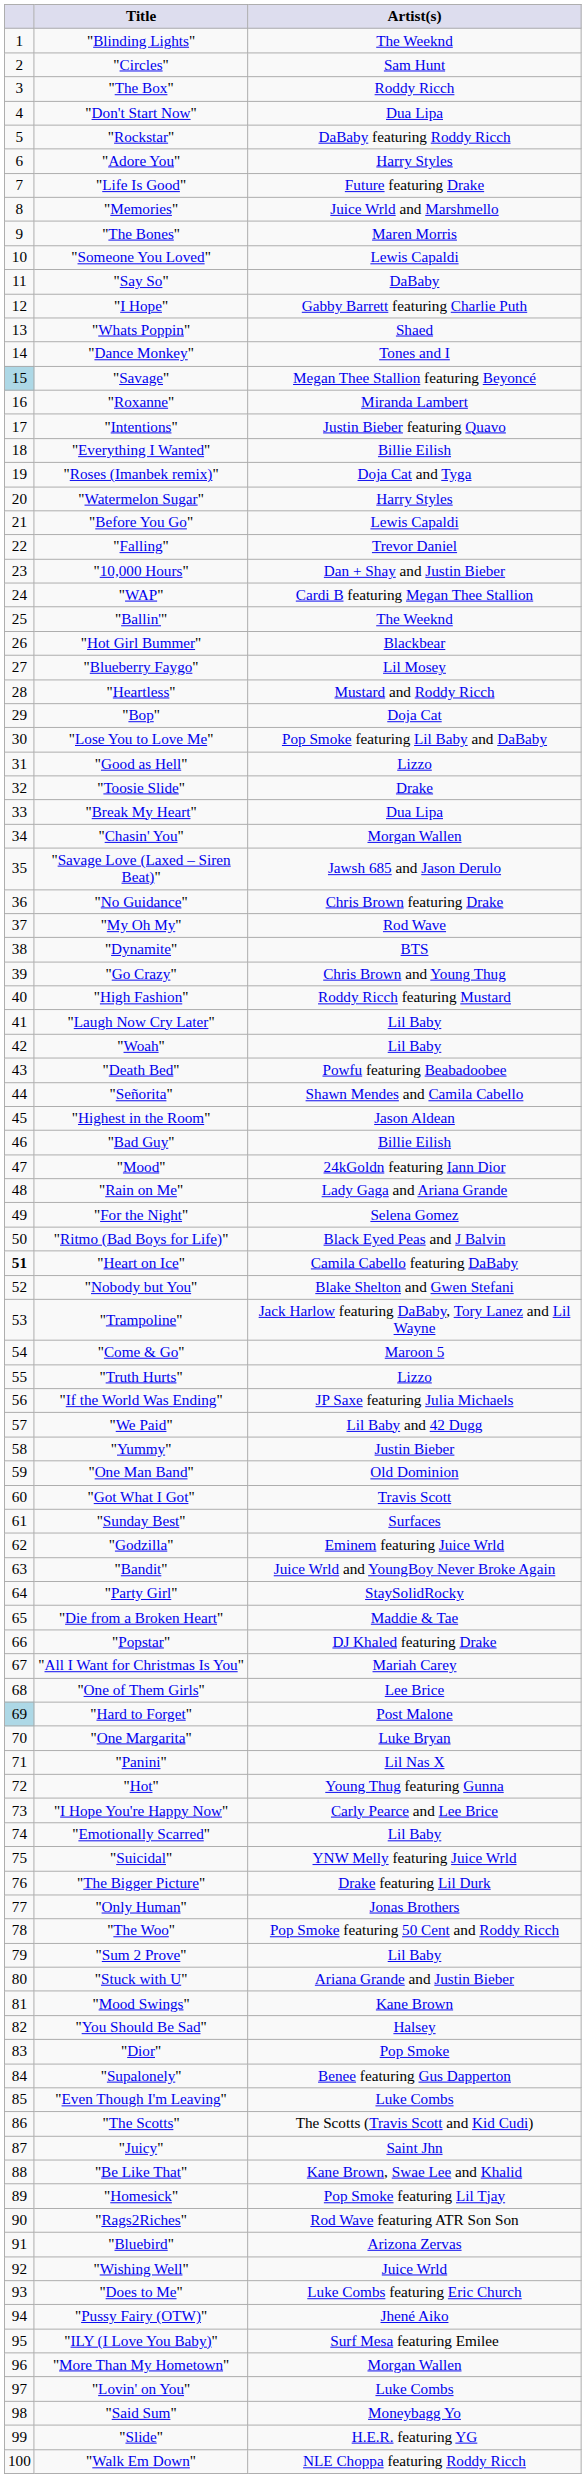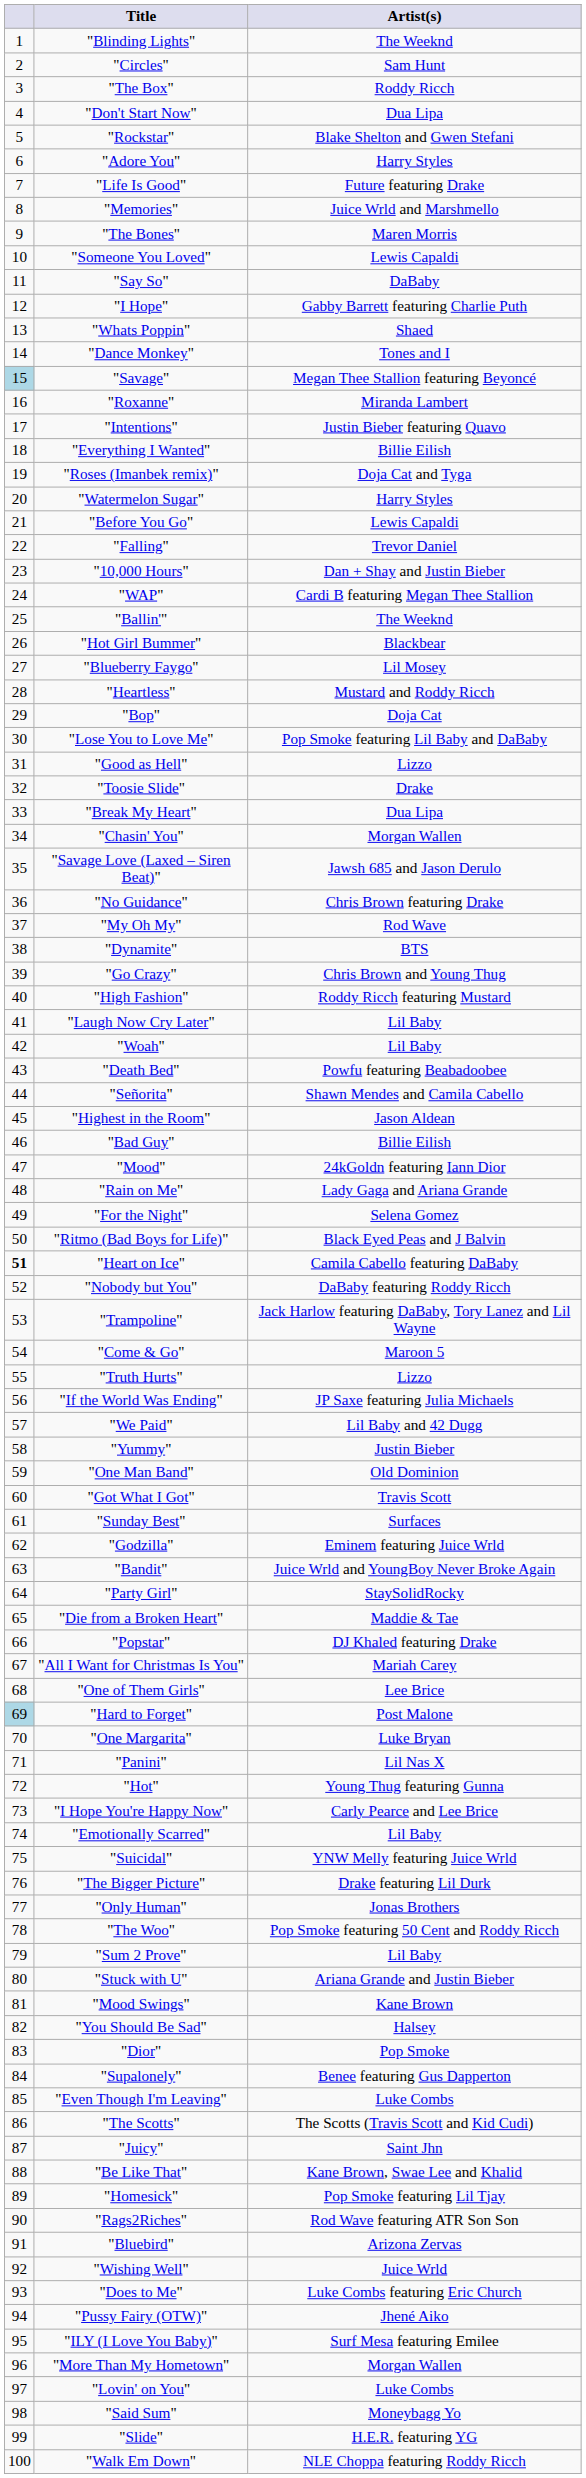(415, 137) DaBaby featuring Roddy Ricch -> (414, 137) Blake Shelton and Gwen Stefani
(414, 1287) Blake Shelton and Gwen Stefani -> (415, 1287) DaBaby featuring Roddy Ricch
